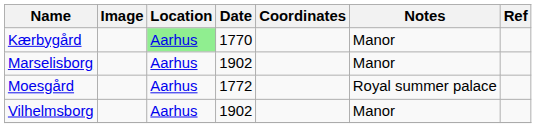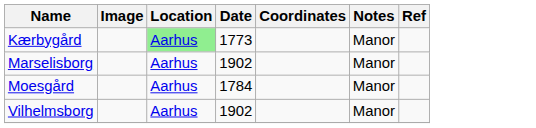(236, 39) 1770 -> (236, 39) 1773
(236, 87) 1772 -> (236, 87) 1784
(425, 87) Royal summer palace -> (374, 87) Manor
